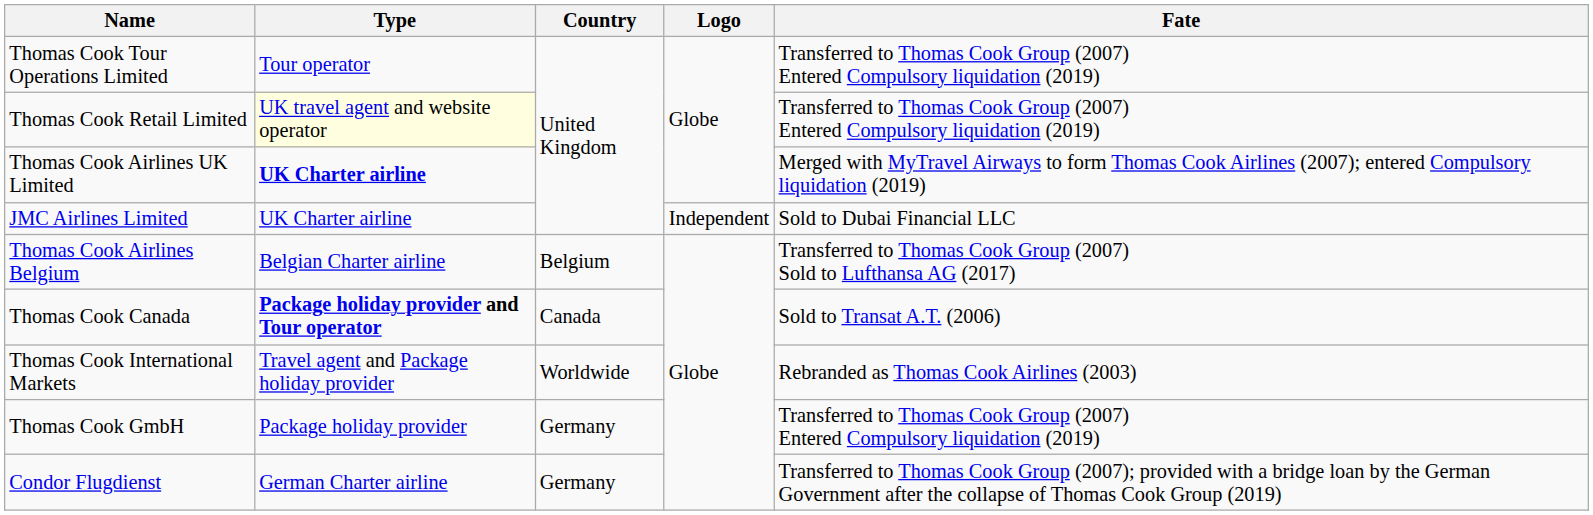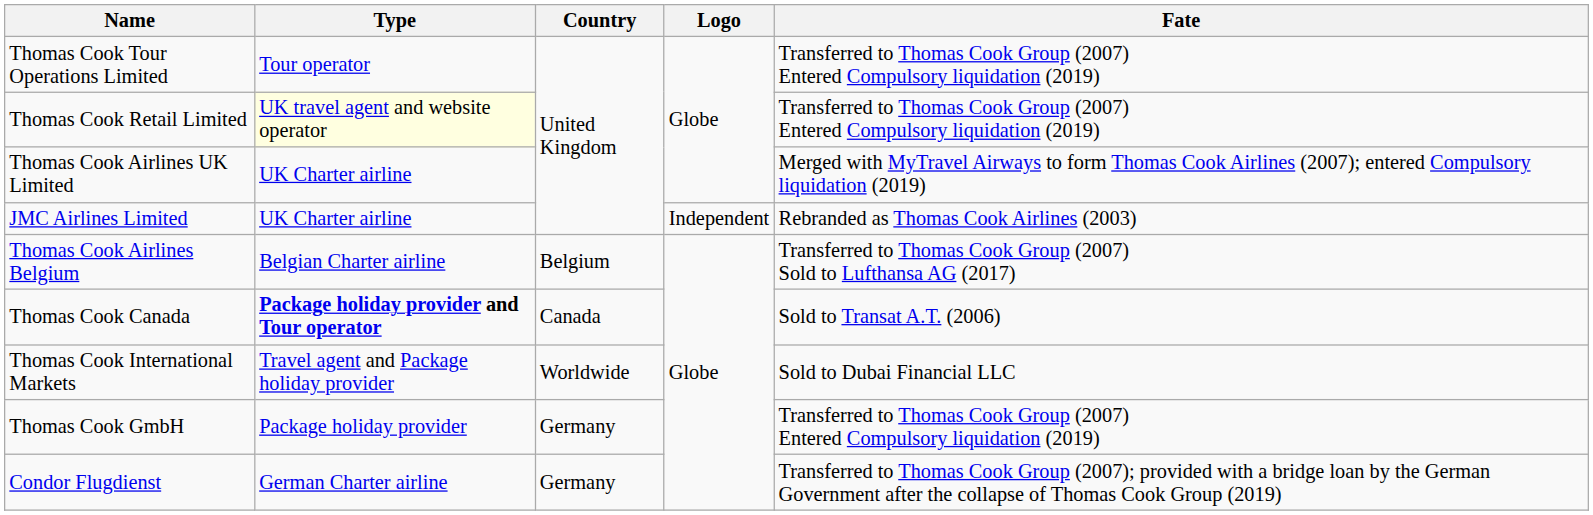(342, 174) bold -> (335, 174) normal
(897, 218) Sold to Dubai Financial LLC -> (958, 218) Rebranded as Thomas Cook Airlines (2003)
(958, 371) Rebranded as Thomas Cook Airlines (2003) -> (897, 371) Sold to Dubai Financial LLC
